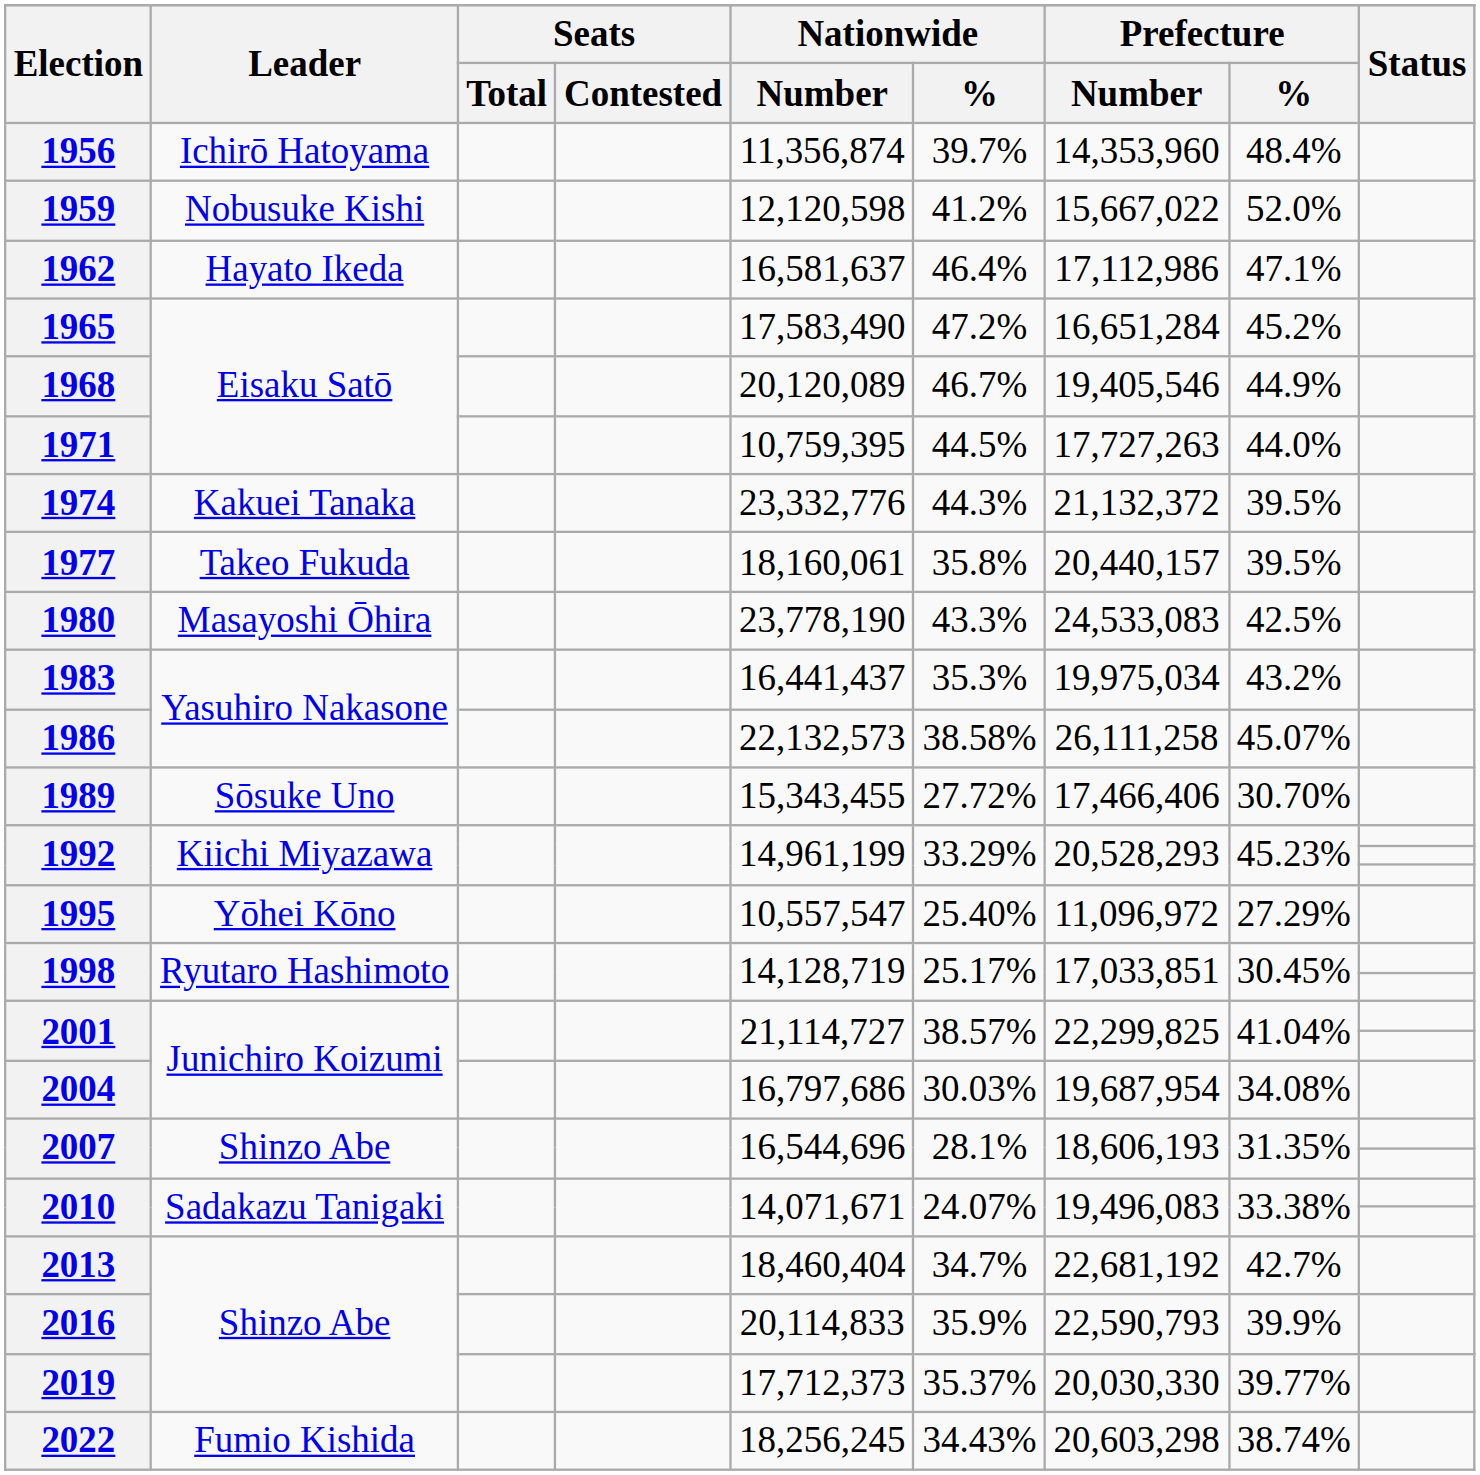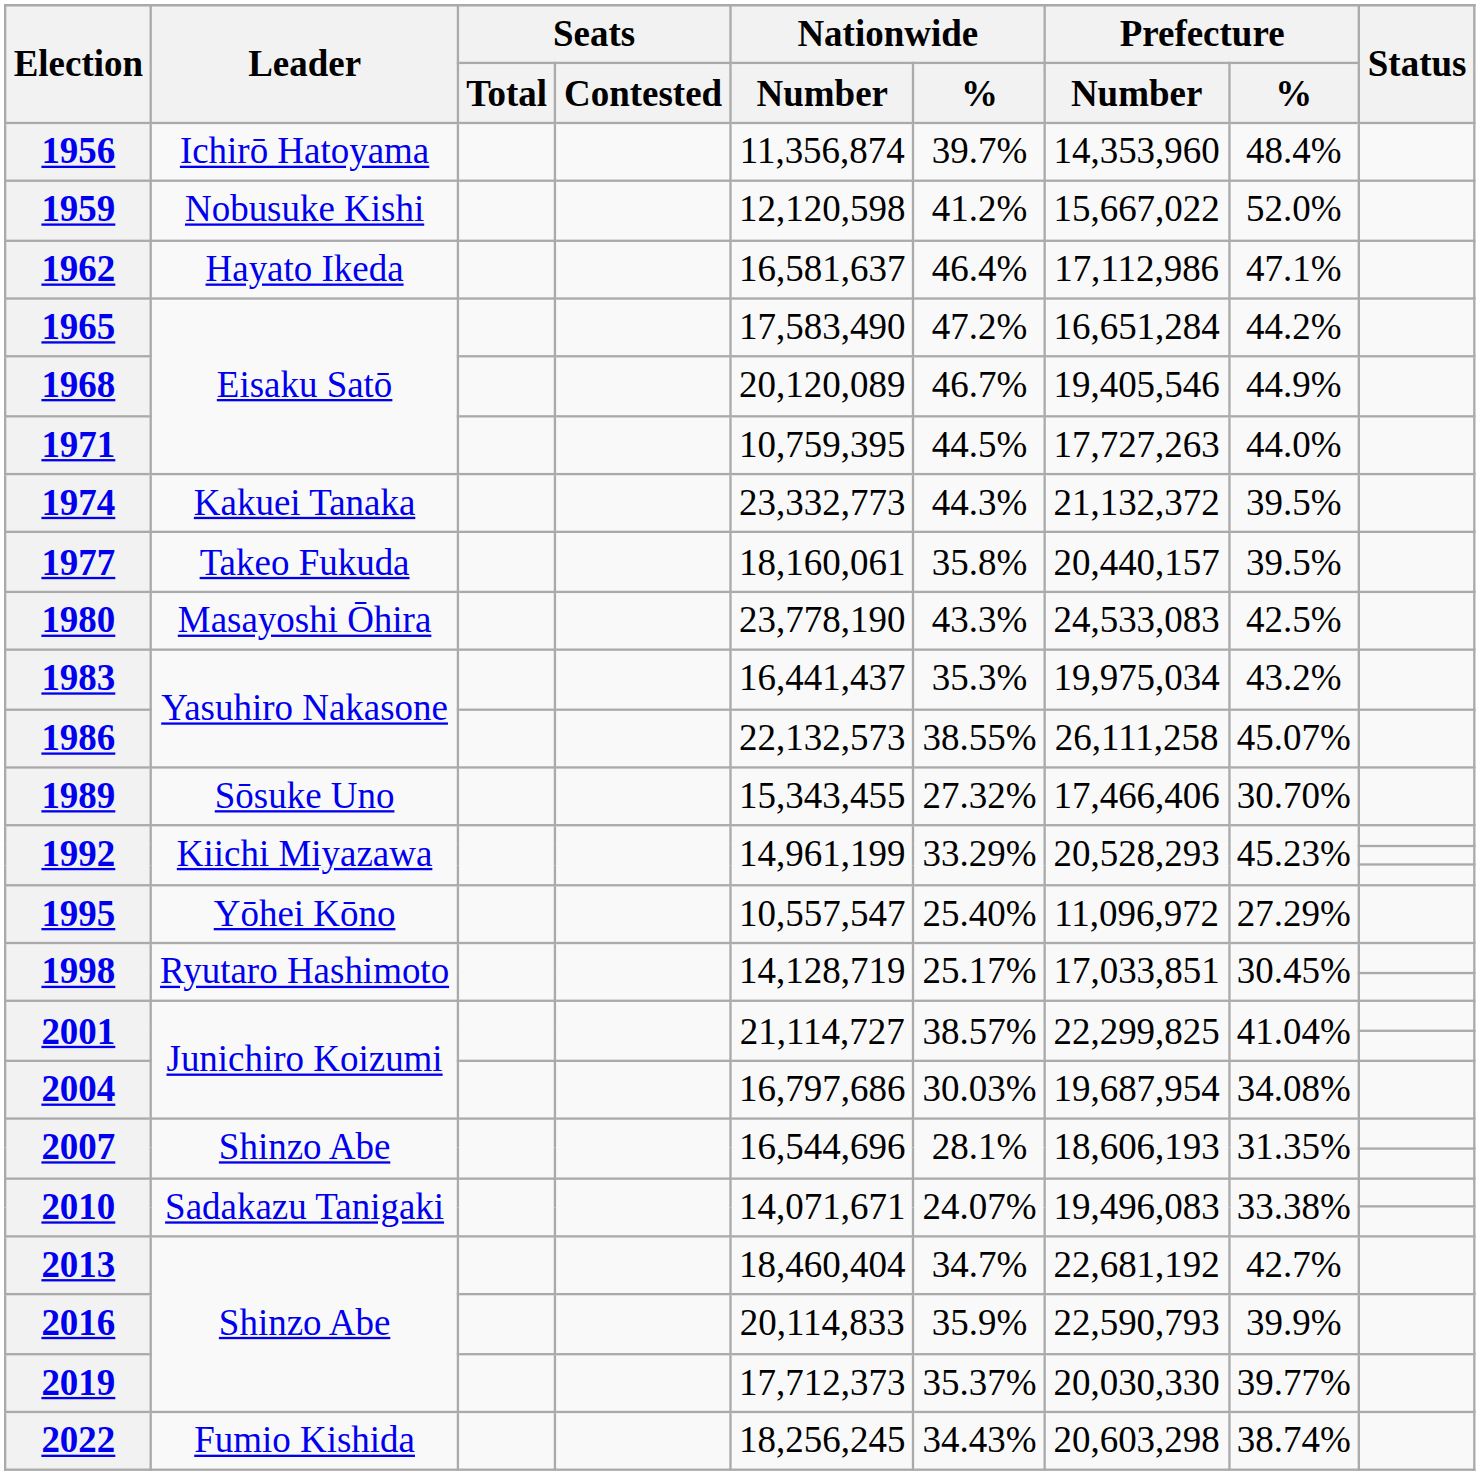(1294, 326) 45.2% -> (1294, 326) 44.2%
(822, 502) 23,332,776 -> (822, 502) 23,332,773
(979, 737) 38.58% -> (979, 737) 38.55%
(979, 795) 27.72% -> (979, 795) 27.32%
